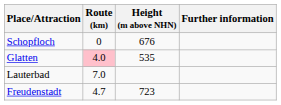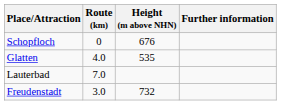(99, 58) pink background -> (99, 58) no background
(99, 91) 4.7 -> (99, 91) 3.0
(147, 91) 723 -> (147, 91) 732
